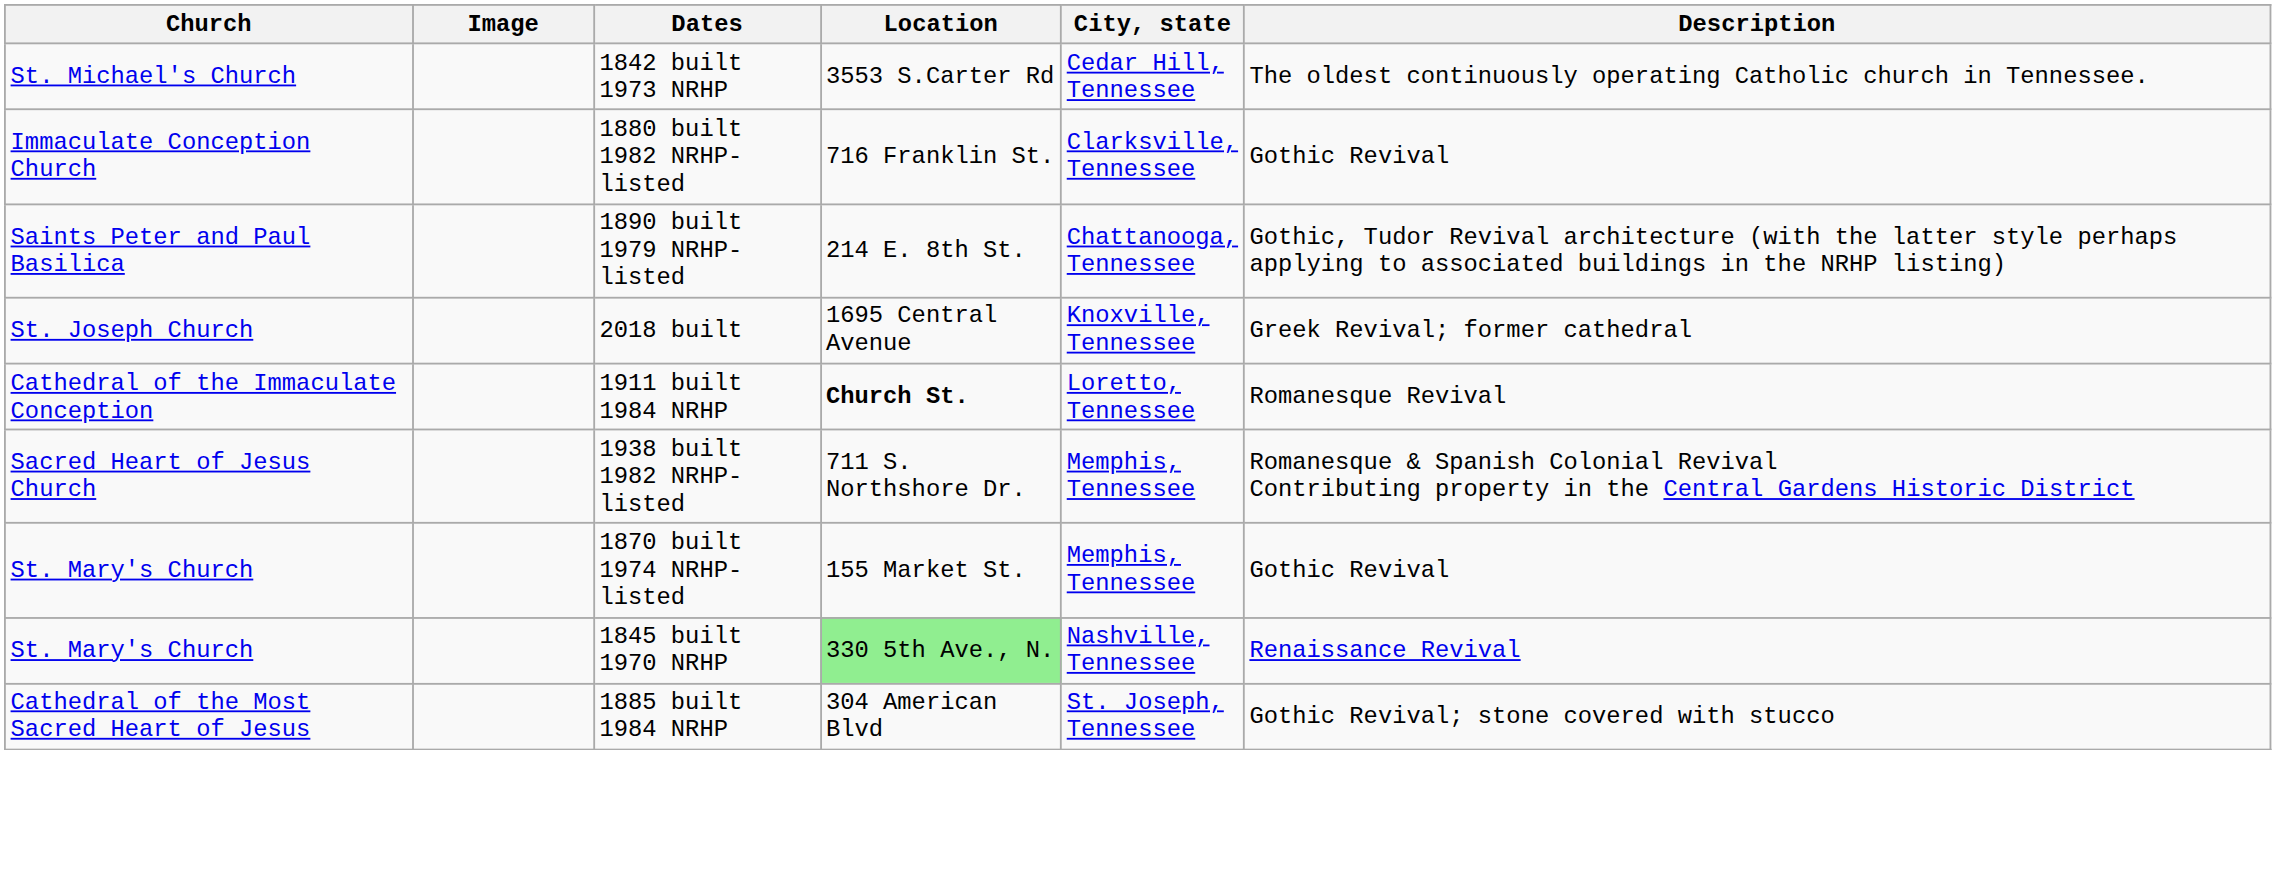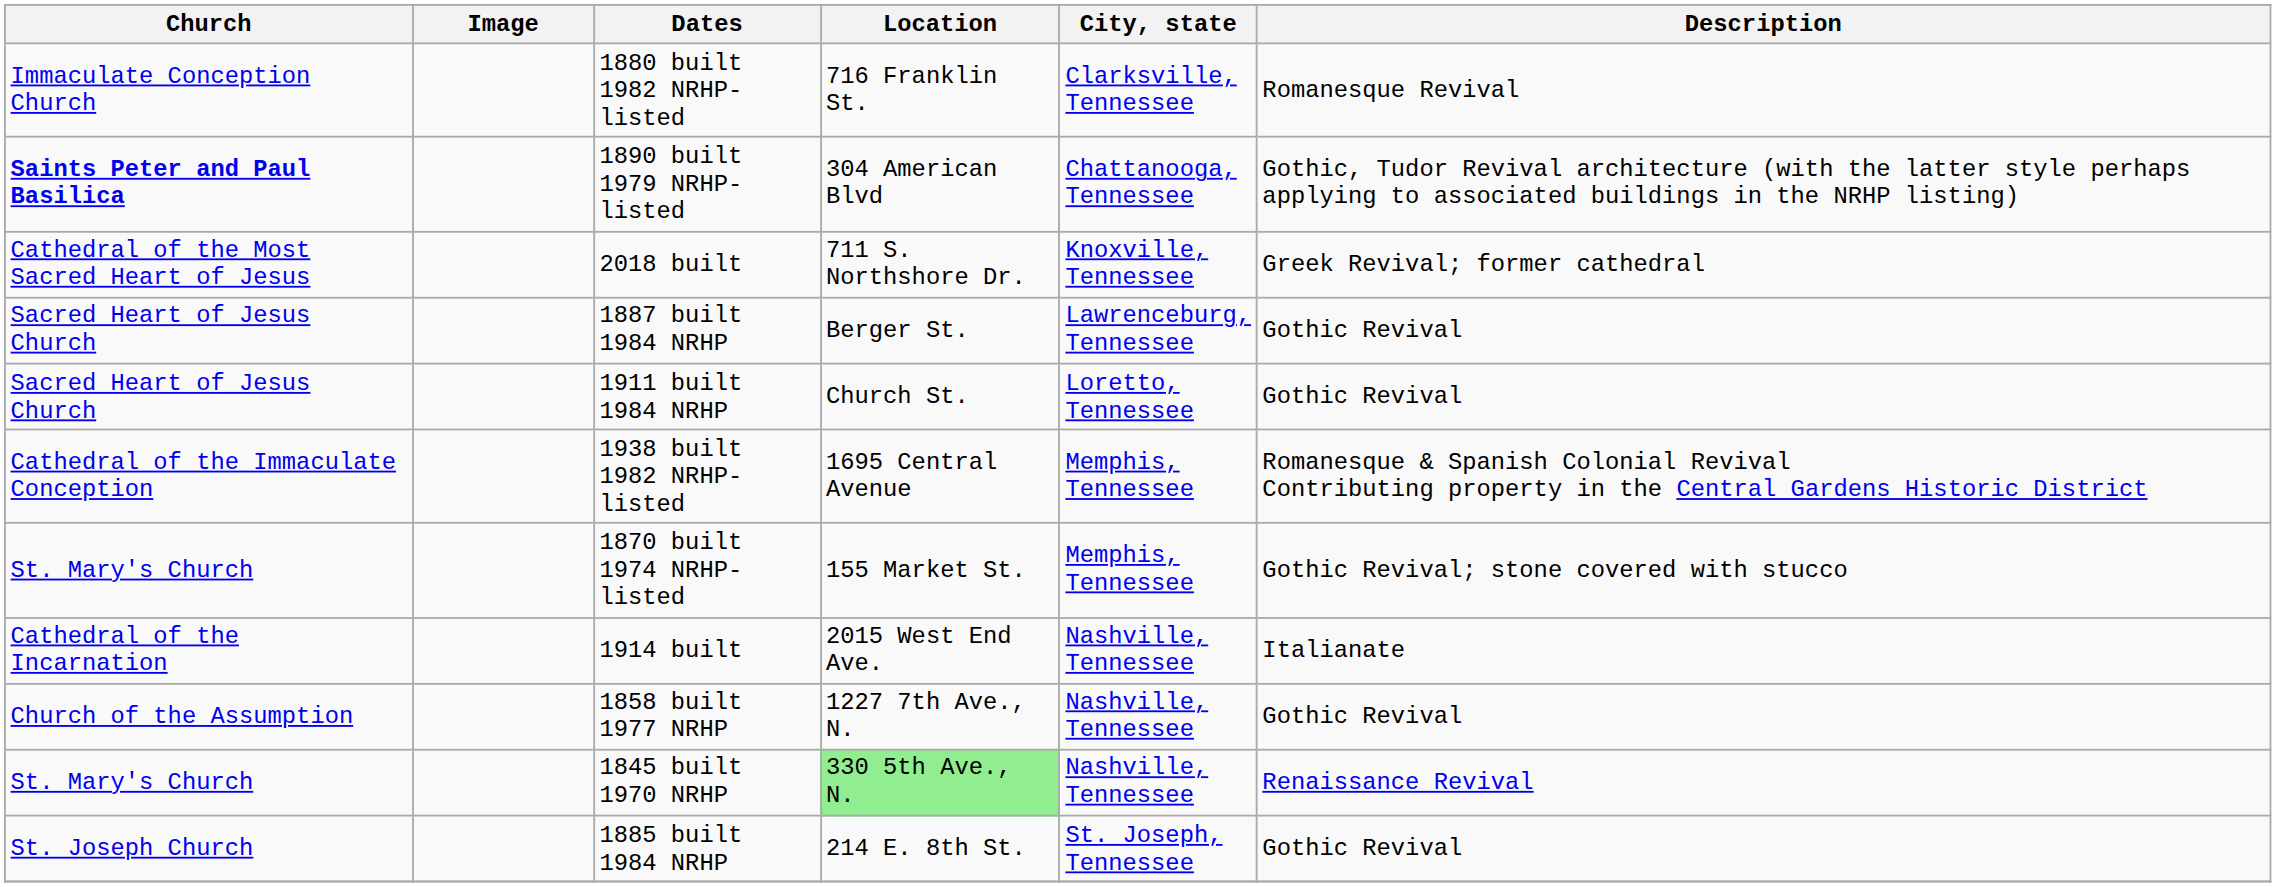- row: (671, 77)
(1349, 157) Gothic Revival -> (1391, 91) Romanesque Revival
(160, 250) normal -> (160, 184) bold
(926, 250) 214 E. 8th St. -> (912, 184) 304 American Blvd
(132, 330) St. Joseph Church -> (160, 264) Cathedral of the Most Sacred Heart of Jesus
(912, 330) 1695 Central Avenue -> (926, 264) 711 S. Northshore Dr.
+ row: (671, 330)
(203, 397) Cathedral of the Immaculate Conception -> (160, 397) Sacred Heart of Jesus Church
(897, 397) bold -> (897, 397) normal
(1378, 397) Romanesque Revival -> (1362, 397) Gothic Revival
(160, 477) Sacred Heart of Jesus Church -> (203, 477) Cathedral of the Immaculate Conception
(926, 477) 711 S. Northshore Dr. -> (912, 477) 1695 Central Avenue
(1349, 570) Gothic Revival -> (1555, 570) Gothic Revival; stone covered with stucco
+ row: (671, 650)
+ row: (671, 716)
(160, 716) Cathedral of the Most Sacred Heart of Jesus -> (132, 849) St. Joseph Church
(912, 716) 304 American Blvd -> (926, 849) 214 E. 8th St.
(1542, 716) Gothic Revival; stone covered with stucco -> (1362, 849) Gothic Revival
